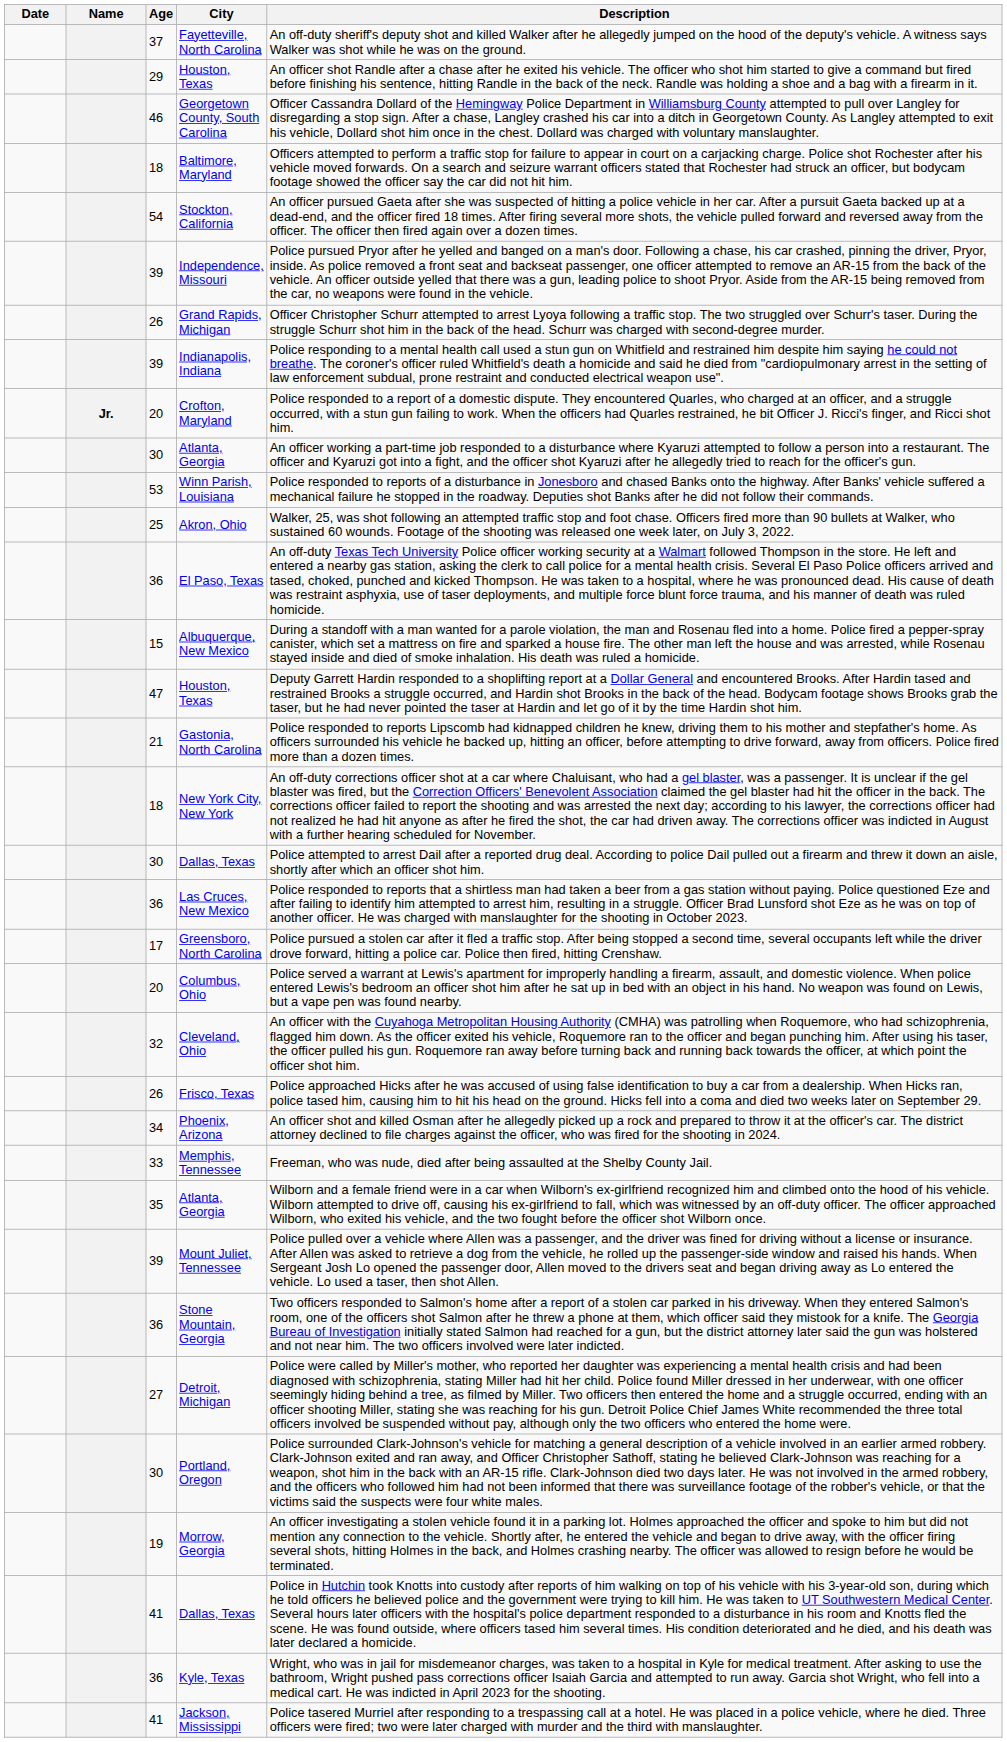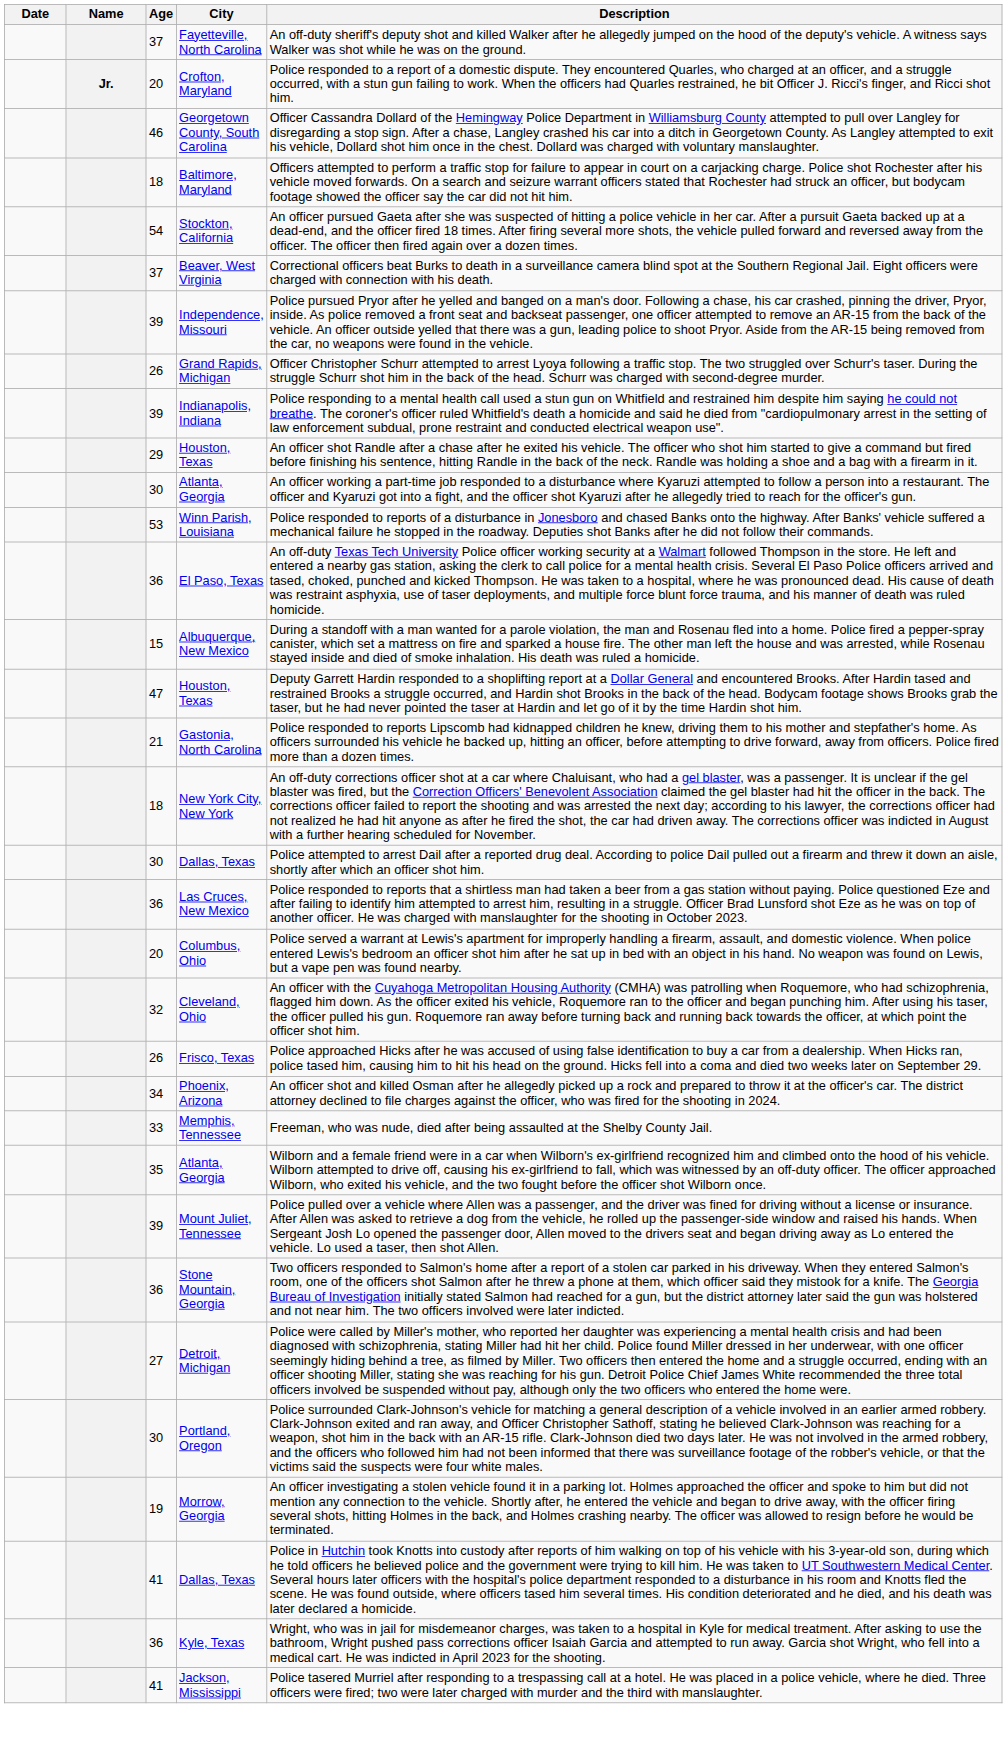rows swapped: (156, 413) <-> (156, 76)
+ row: (156, 273)
- row: (156, 524)
- row: (156, 946)
